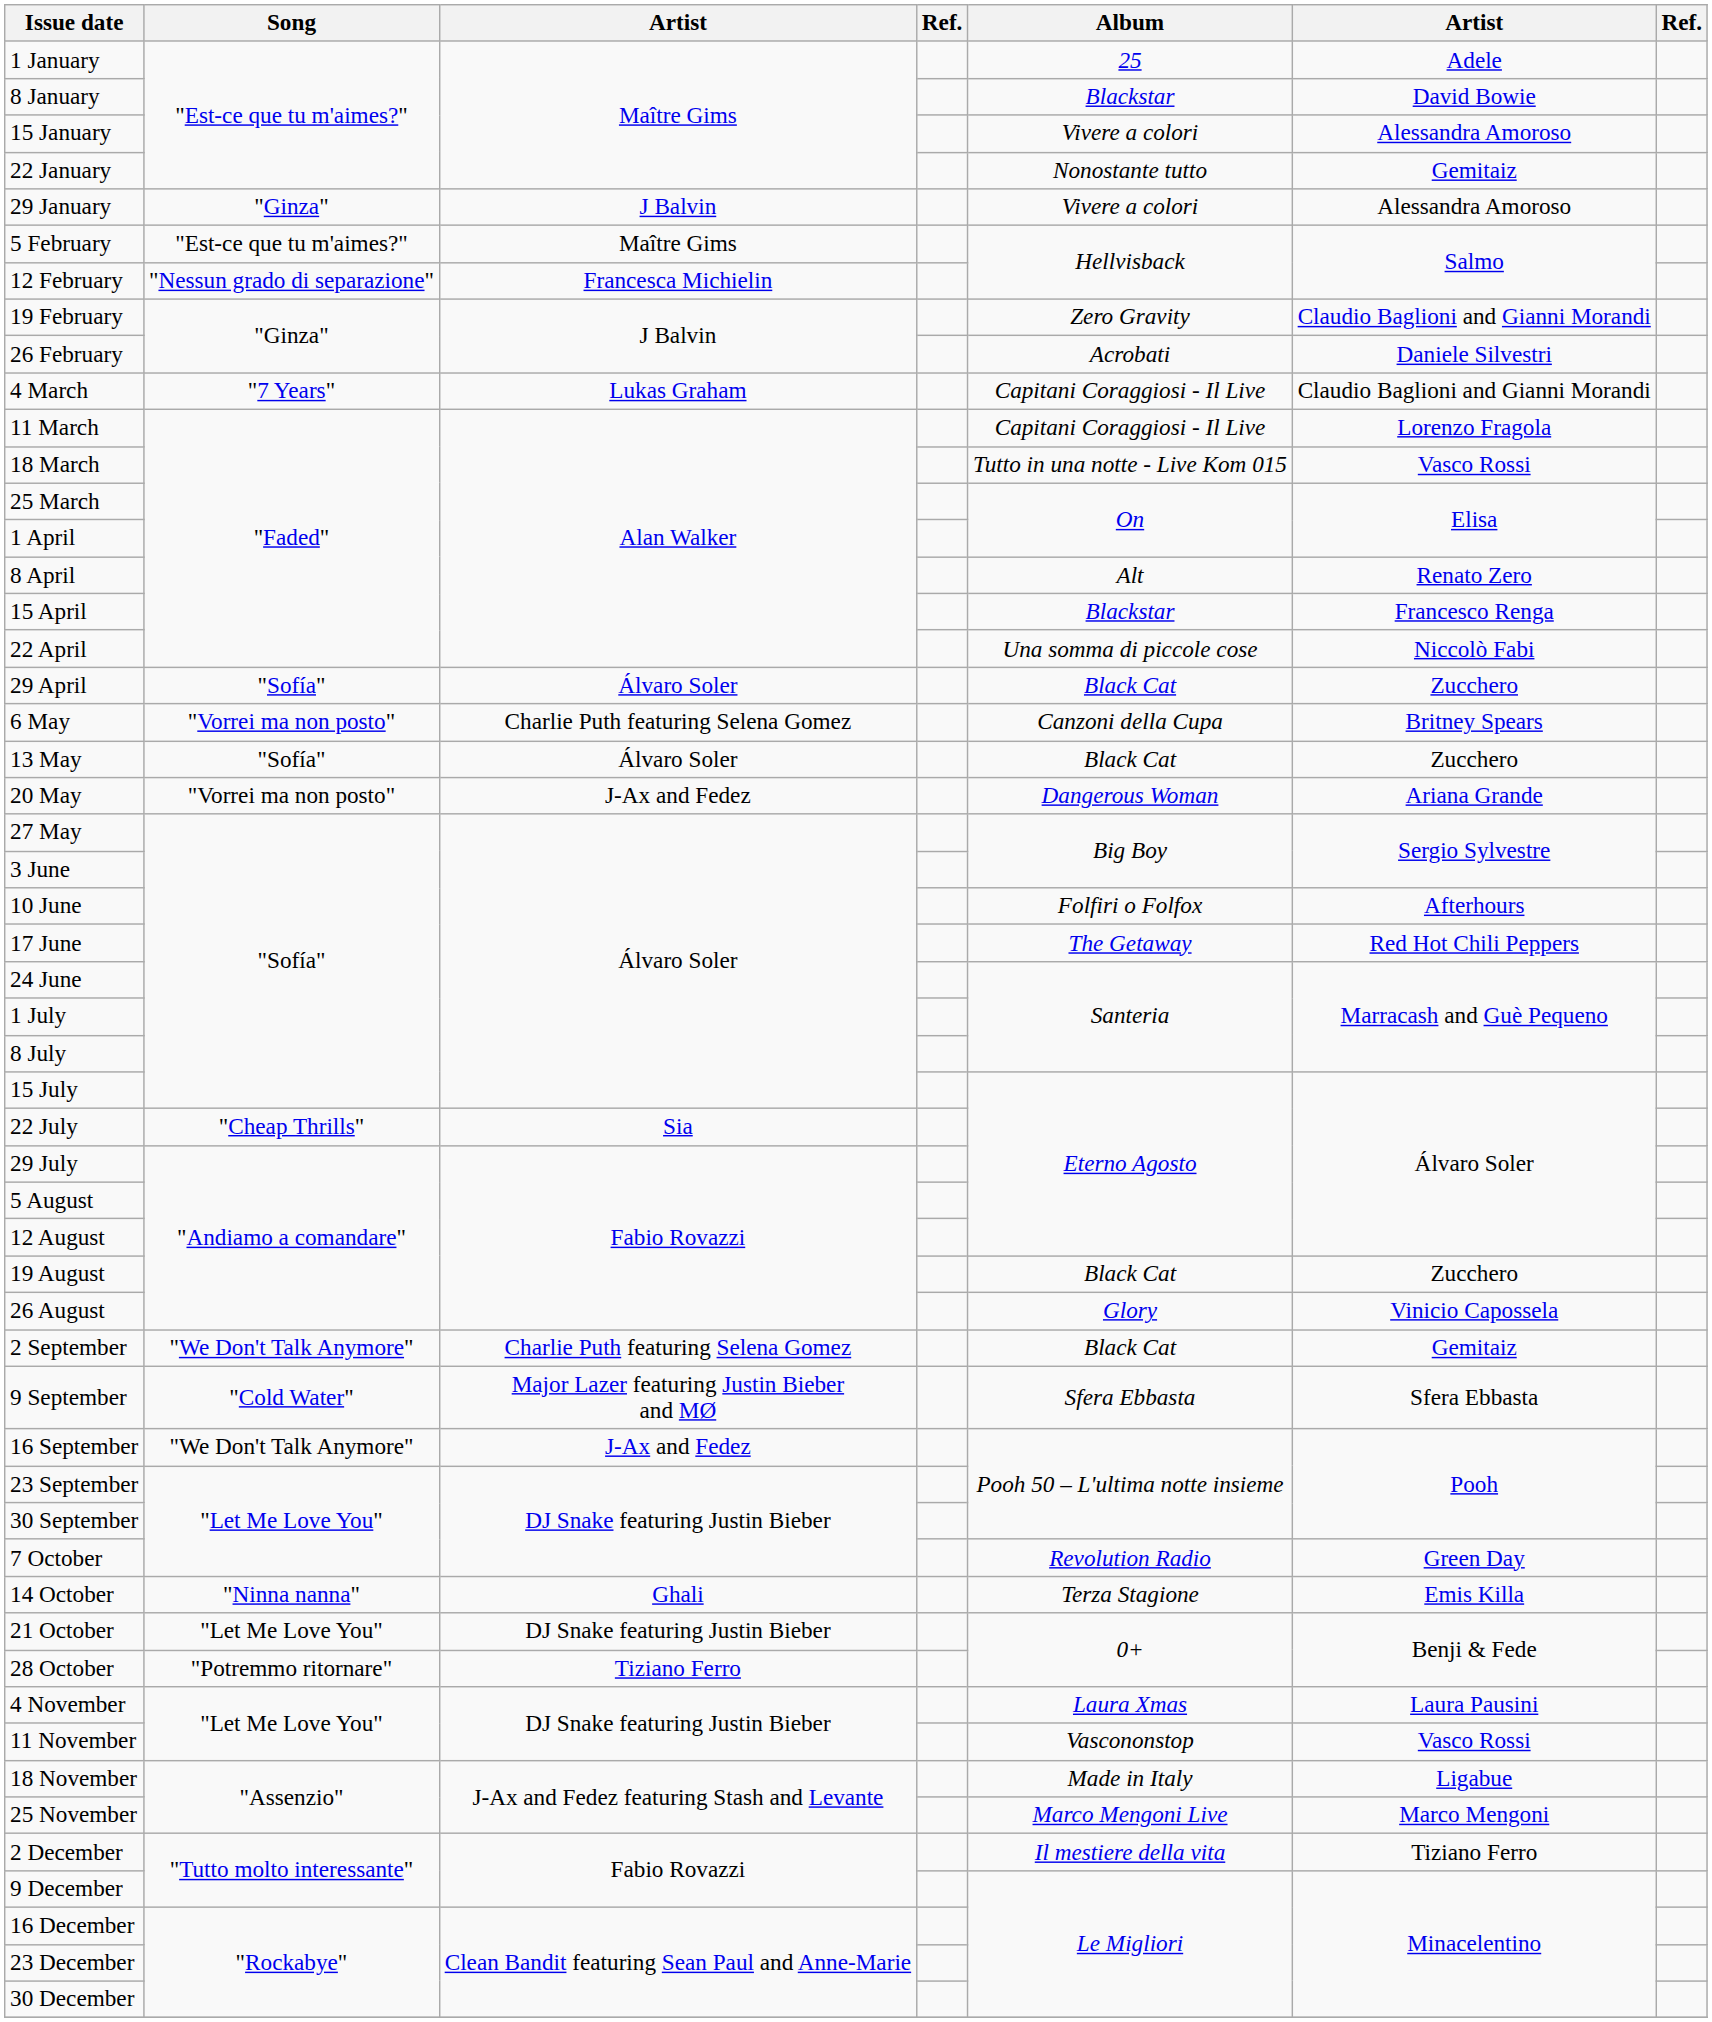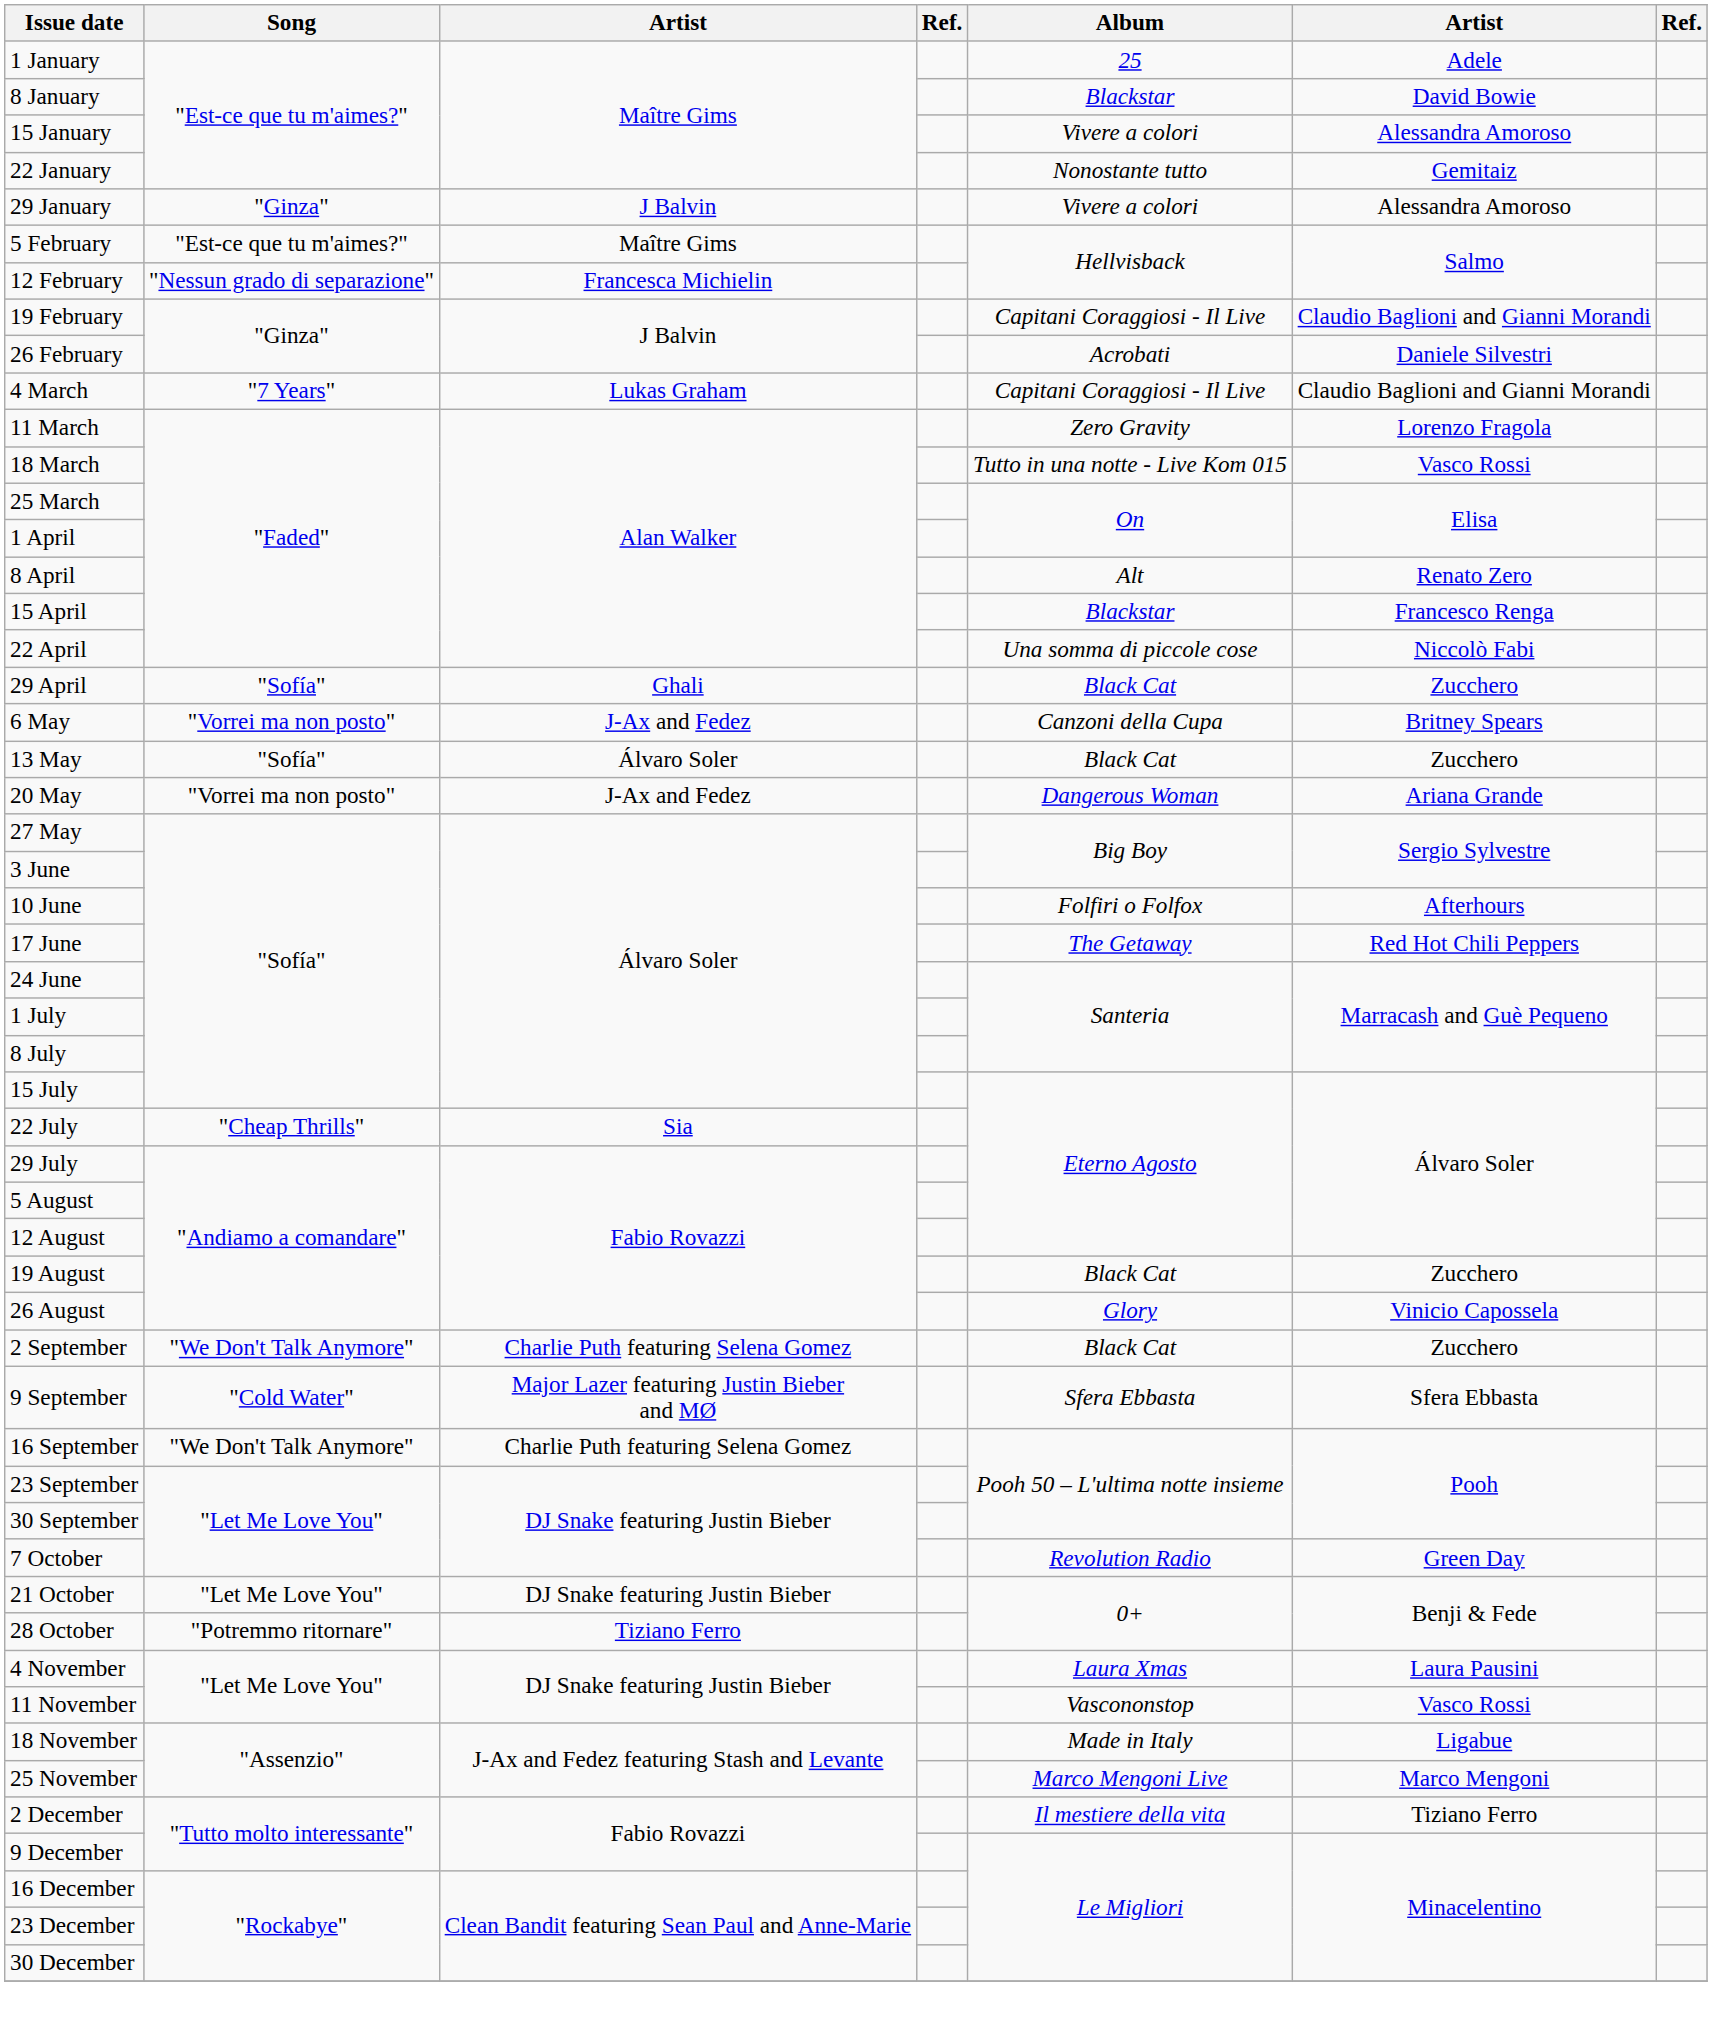(1130, 317) Zero Gravity -> (1130, 317) Capitani Coraggiosi - Il Live
(1130, 427) Capitani Coraggiosi - Il Live -> (1130, 427) Zero Gravity
(678, 685) Álvaro Soler -> (678, 685) Ghali
(678, 721) Charlie Puth featuring Selena Gomez -> (678, 721) J-Ax and Fedez
(1474, 1347) Gemitaiz -> (1474, 1347) Zucchero
(678, 1447) J-Ax and Fedez -> (678, 1447) Charlie Puth featuring Selena Gomez
- row: (62, 1594)
